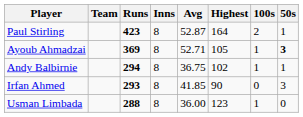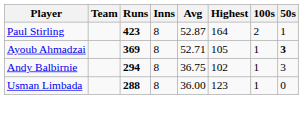(283, 67) 1 -> (283, 67) 3
- row: (36, 85)
